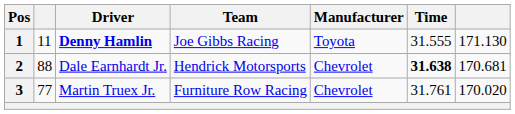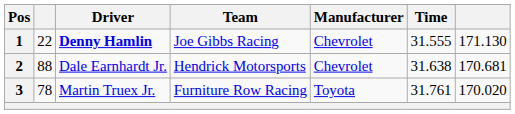(44, 41) 11 -> (45, 41) 22
(334, 41) Toyota -> (343, 41) Chevrolet
(431, 66) bold -> (431, 66) normal
(45, 90) 77 -> (45, 90) 78
(343, 90) Chevrolet -> (334, 90) Toyota
